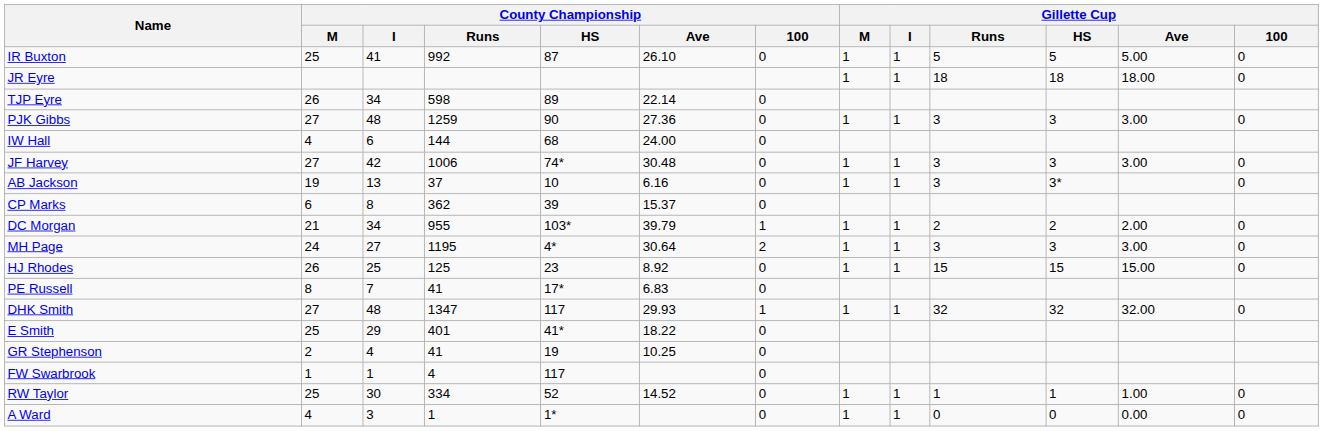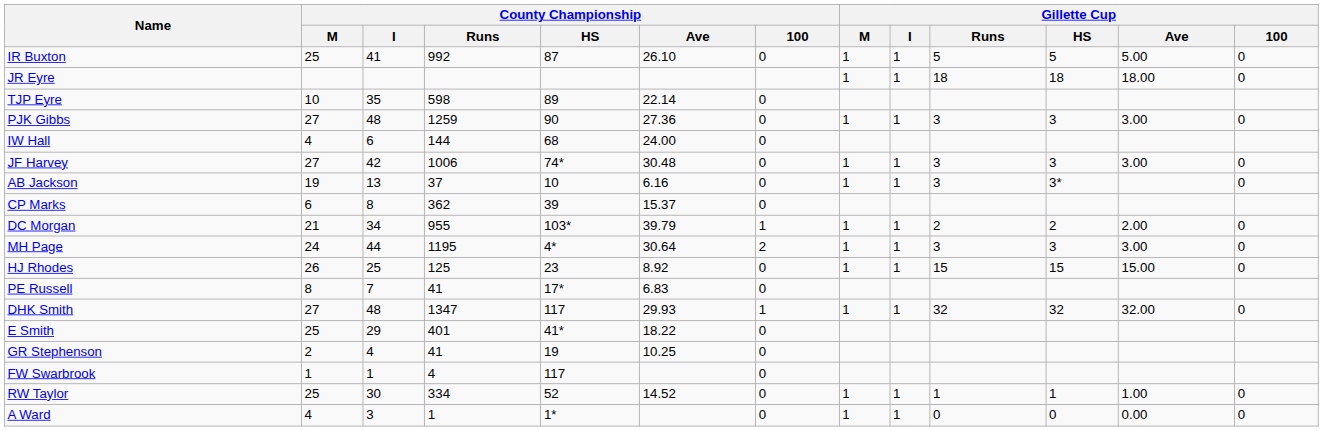(312, 99) 26 -> (312, 99) 10
(374, 99) 34 -> (374, 99) 35
(374, 246) 27 -> (374, 246) 44
